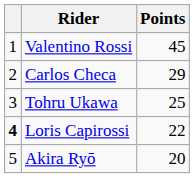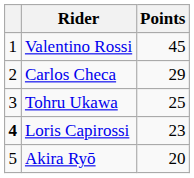(177, 131) 22 -> (177, 131) 23
